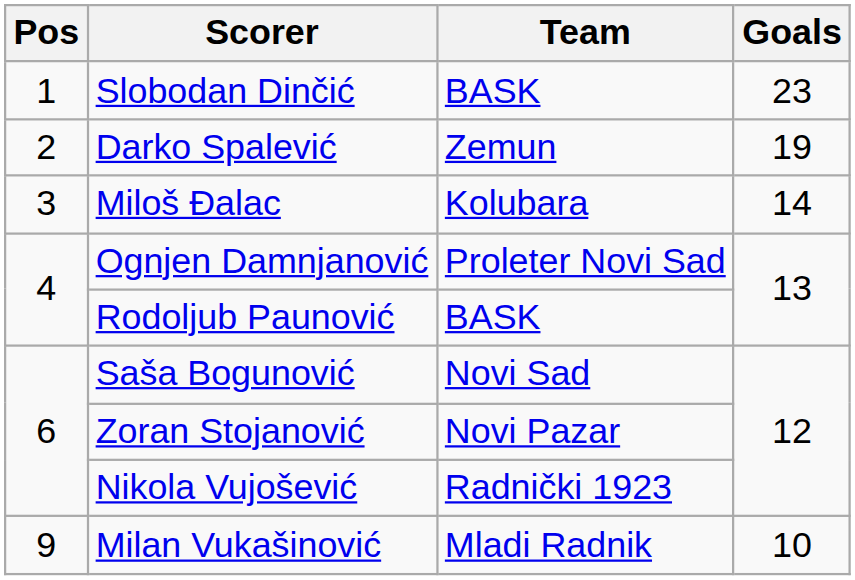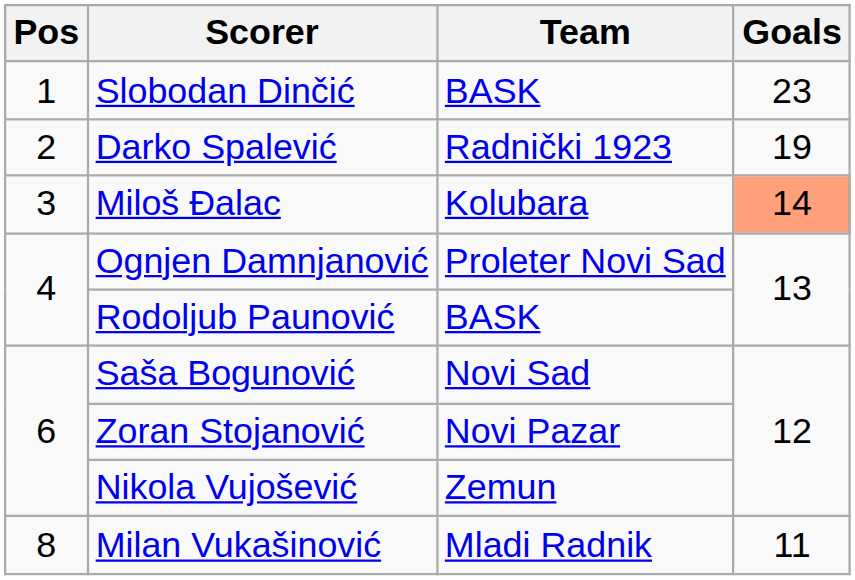(501, 146) Zemun -> (558, 146) Radnički 1923
(792, 203) no background -> (792, 203) lightsalmon background
(558, 487) Radnički 1923 -> (501, 487) Zemun
(46, 544) 9 -> (46, 544) 8
(792, 544) 10 -> (792, 544) 11
